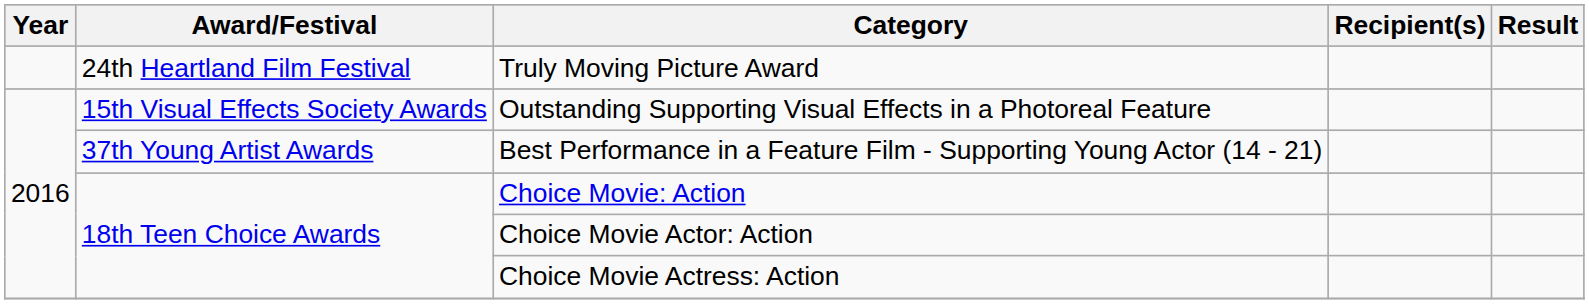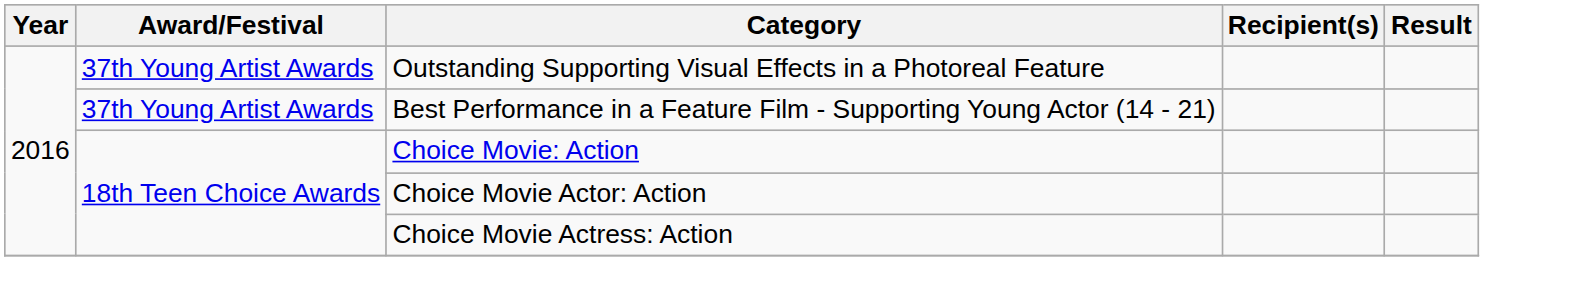- row: (659, 67)
(284, 109) 15th Visual Effects Society Awards -> (228, 67) 37th Young Artist Awards
